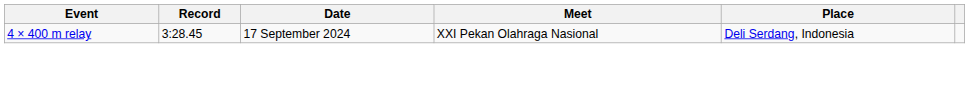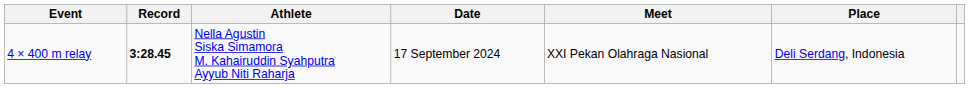+ column: (291, 14)
(182, 33) normal -> (150, 54) bold
